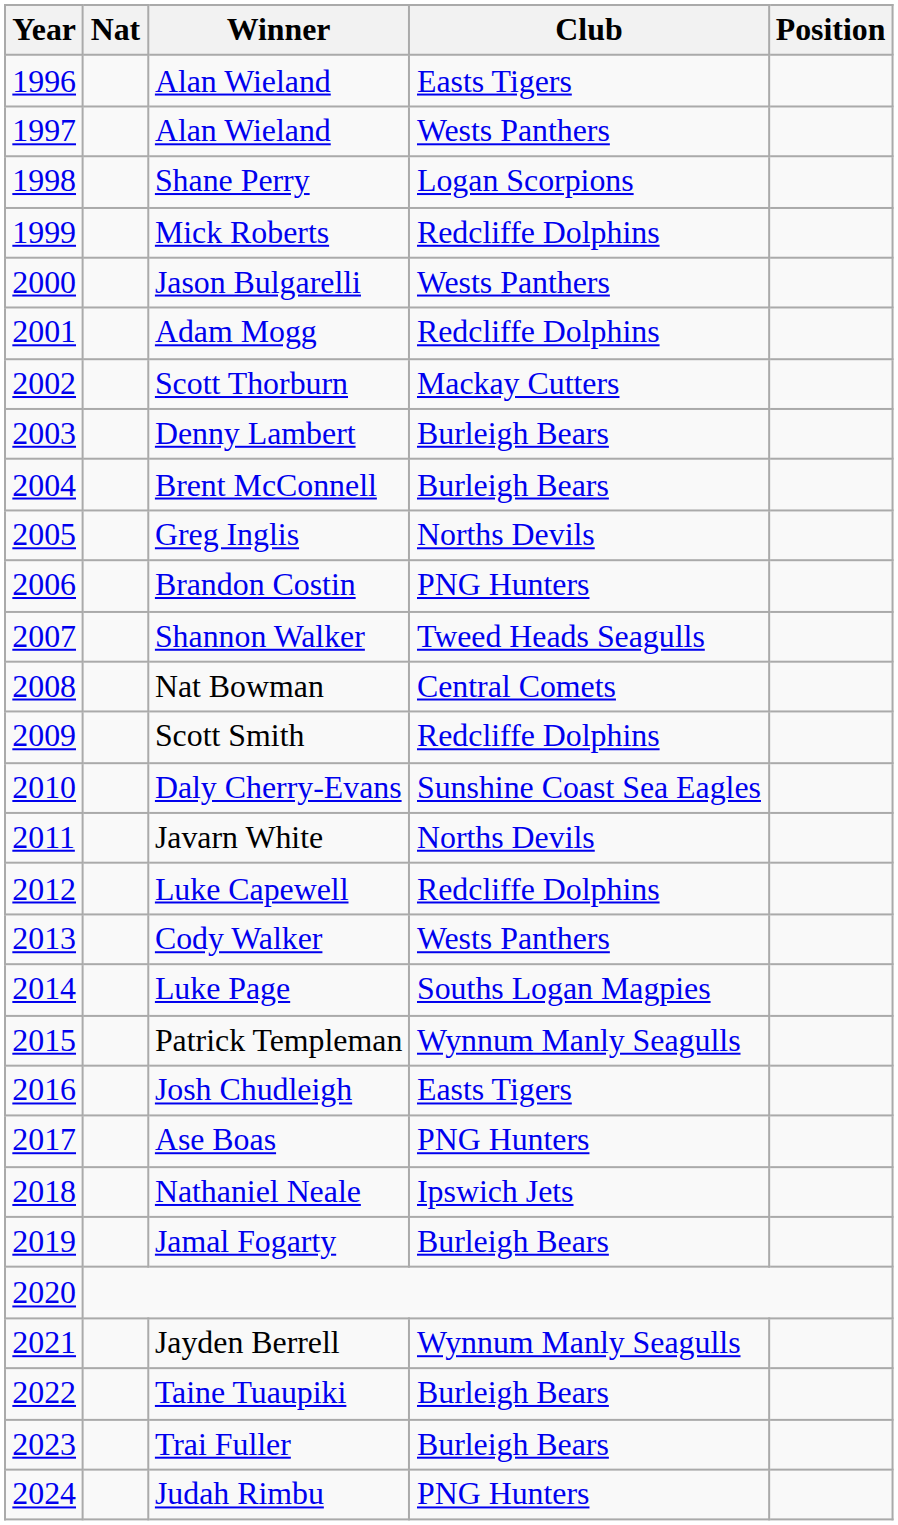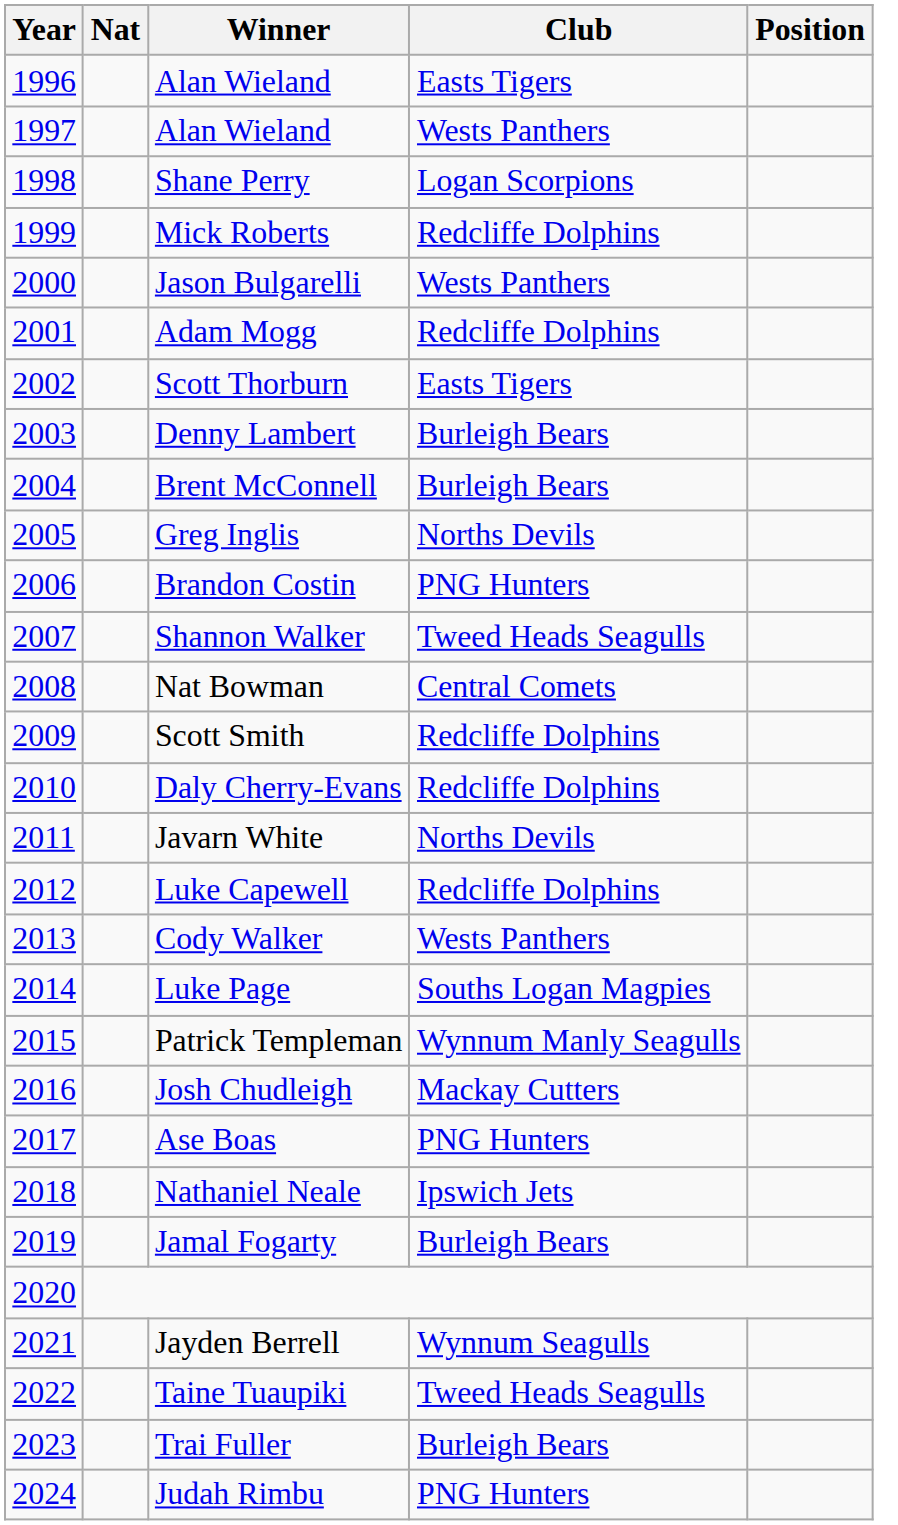(518, 383) Mackay Cutters -> (494, 383) Easts Tigers
(589, 787) Sunshine Coast Sea Eagles -> (538, 787) Redcliffe Dolphins
(494, 1090) Easts Tigers -> (518, 1090) Mackay Cutters
(579, 1342) Wynnum Manly Seagulls -> (533, 1342) Wynnum Seagulls
(513, 1393) Burleigh Bears -> (561, 1393) Tweed Heads Seagulls
